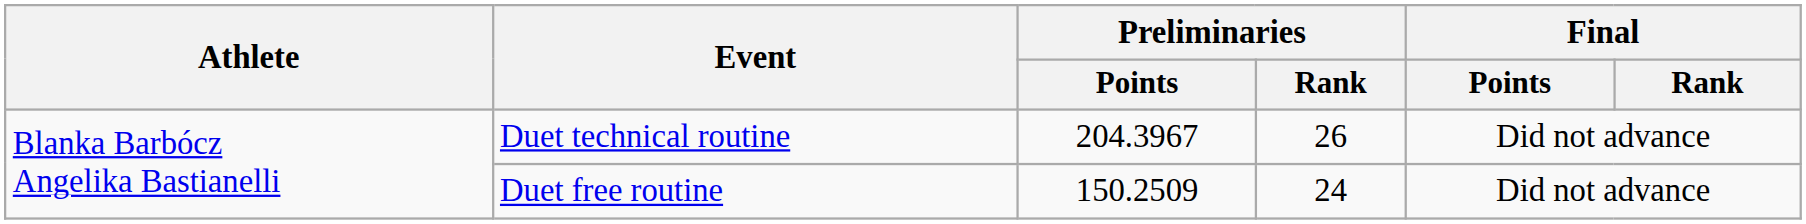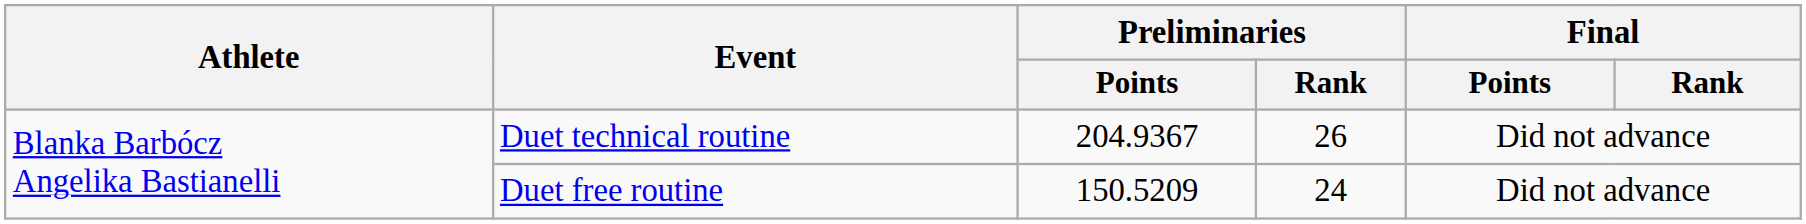(1137, 136) 204.3967 -> (1137, 136) 204.9367
(1137, 190) 150.2509 -> (1137, 190) 150.5209
